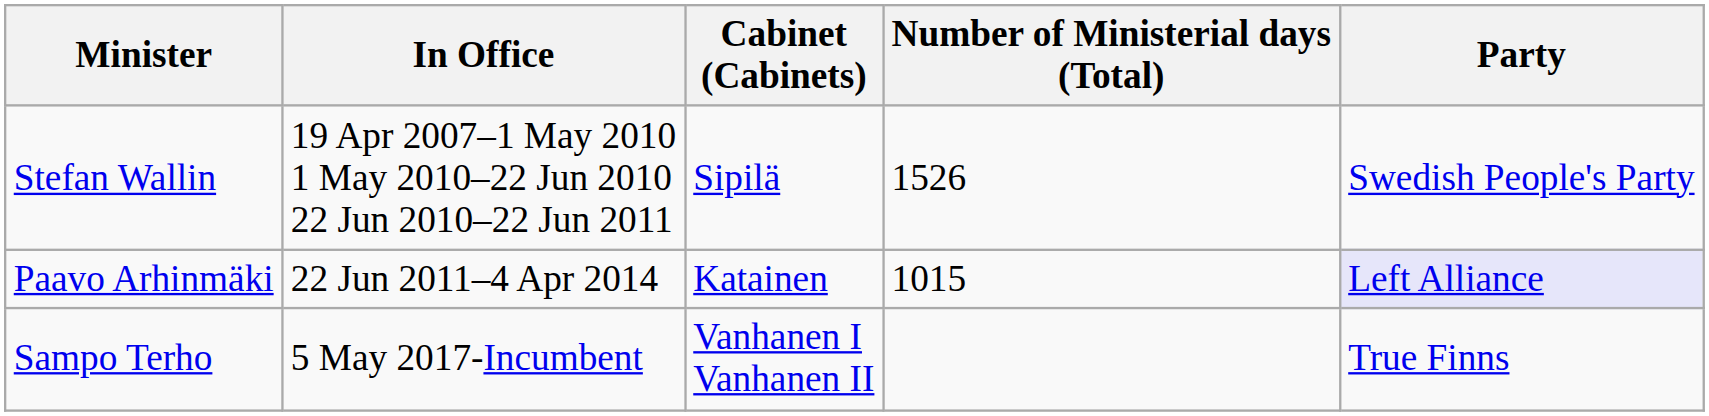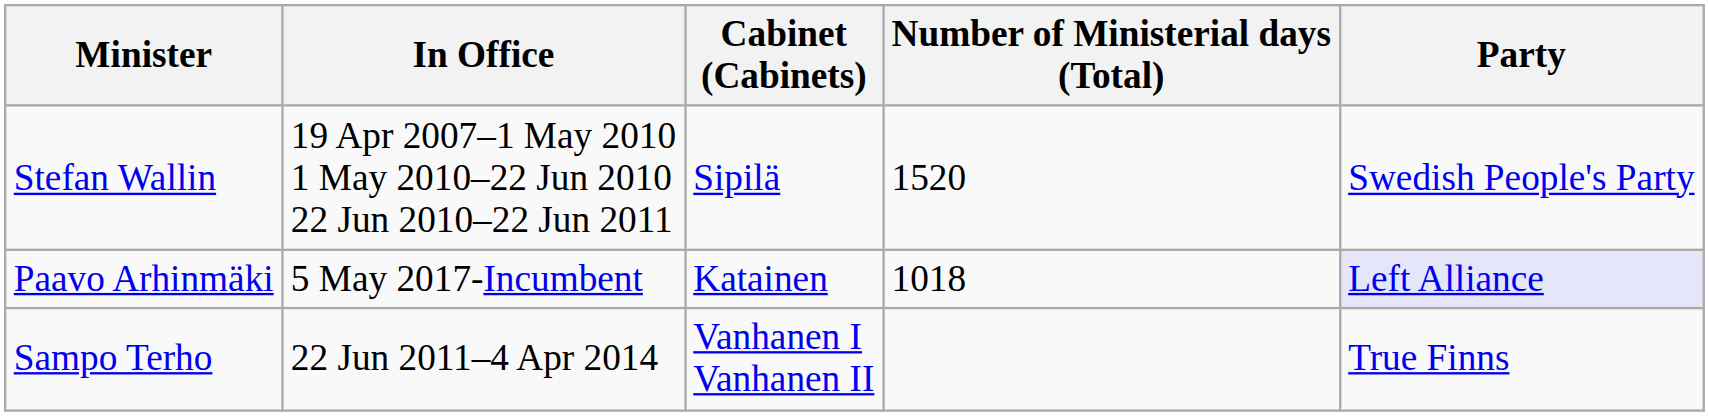(929, 177) 1526 -> (929, 177) 1520
(474, 278) 22 Jun 2011–4 Apr 2014 -> (467, 278) 5 May 2017-Incumbent
(929, 278) 1015 -> (929, 278) 1018
(467, 358) 5 May 2017-Incumbent -> (474, 358) 22 Jun 2011–4 Apr 2014
